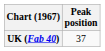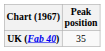(81, 38) 37 -> (81, 38) 35
